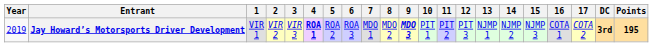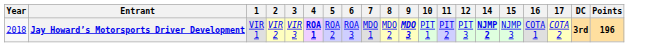- column: (487, 11)
(16, 30) 2019 -> (16, 30) 2018
(511, 30) normal -> (487, 30) bold
(631, 30) 195 -> (607, 30) 196
